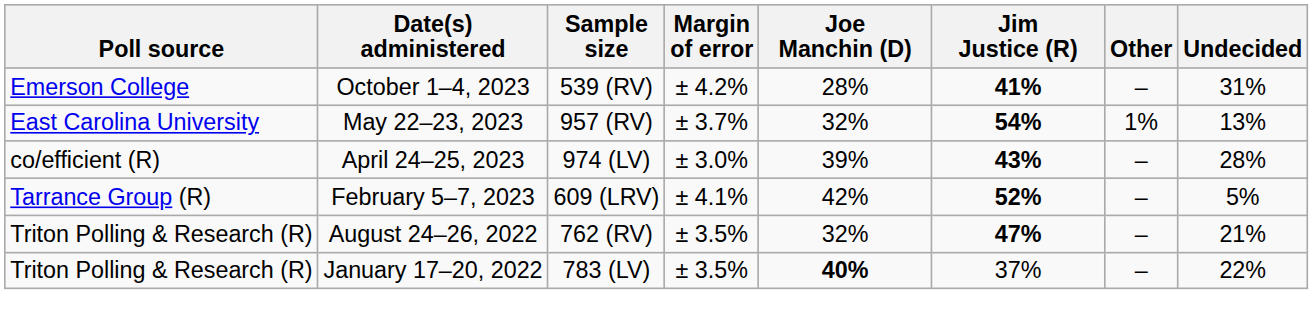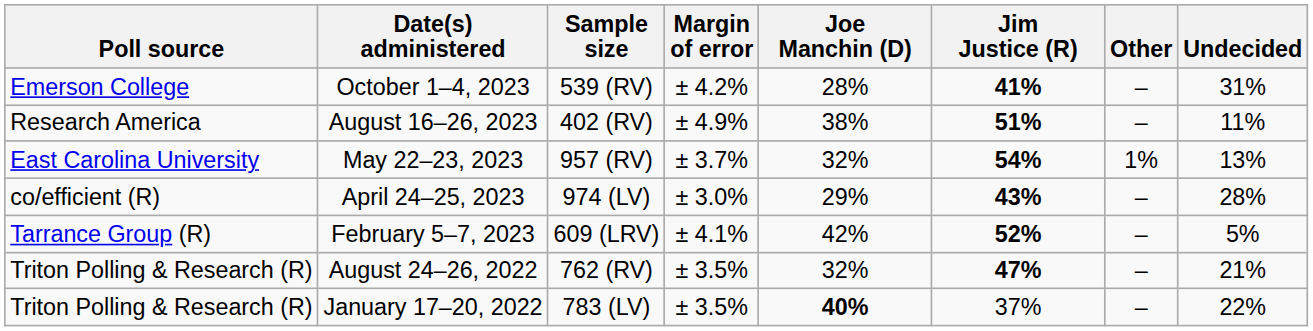+ row: (433, 123)
(845, 160) 39% -> (845, 197) 29%
